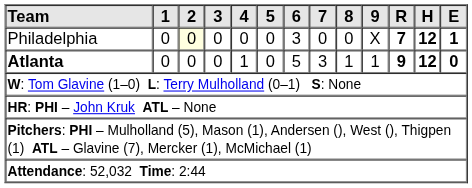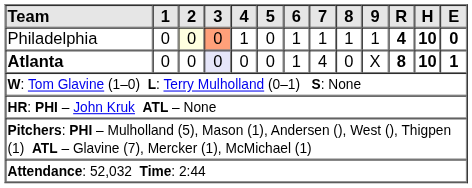(218, 39) no background -> (218, 39) lightsalmon background
(244, 39) 0 -> (244, 39) 1
(296, 39) 3 -> (296, 39) 1
(323, 39) 0 -> (323, 39) 1
(349, 39) 0 -> (349, 39) 1
(375, 39) X -> (375, 39) 1
(401, 39) 7 -> (401, 39) 4
(427, 39) 12 -> (427, 39) 10
(454, 39) 1 -> (454, 39) 0
(218, 61) no background -> (218, 61) lavender background
(244, 61) 1 -> (244, 61) 0
(296, 61) 5 -> (296, 61) 1
(323, 61) 3 -> (323, 61) 4
(349, 61) 1 -> (349, 61) 0
(375, 61) 1 -> (375, 61) X
(401, 61) 9 -> (401, 61) 8
(427, 61) 12 -> (427, 61) 10
(454, 61) 0 -> (454, 61) 1
